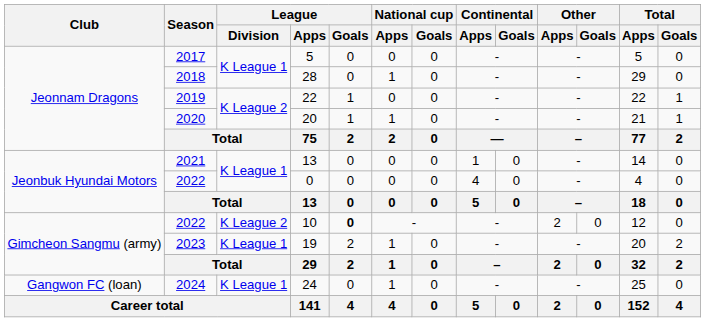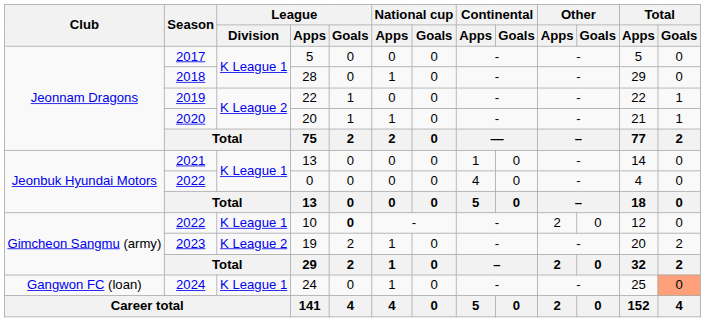(254, 222) K League 2 -> (254, 222) K League 1
(254, 243) K League 1 -> (254, 243) K League 2
(679, 285) no background -> (679, 285) lightsalmon background
